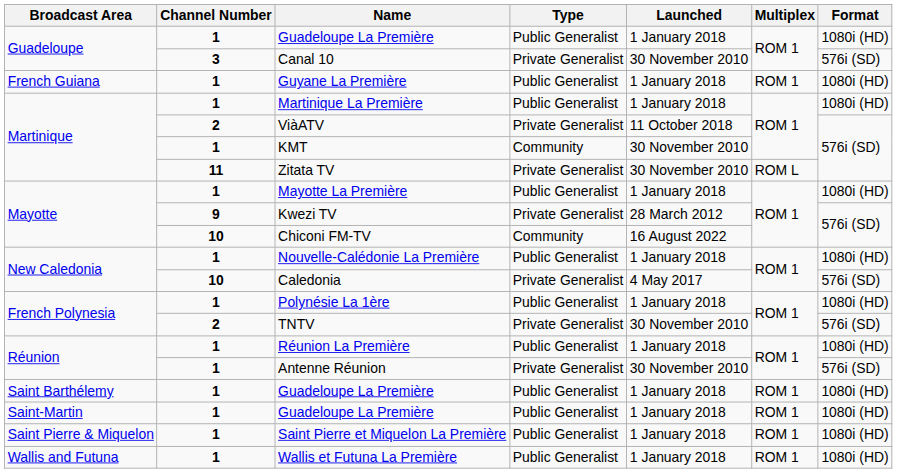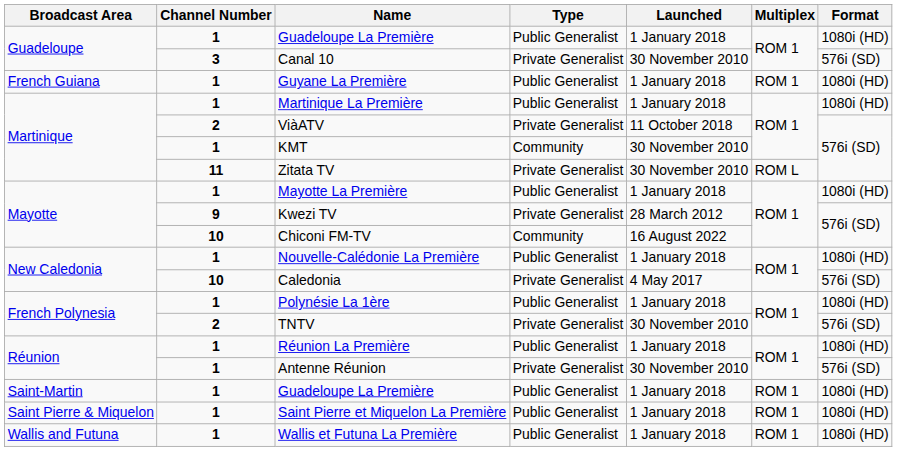- row: (61, 390)
